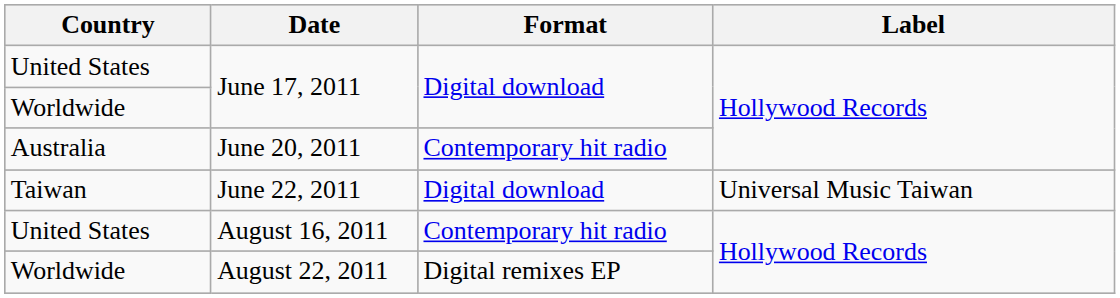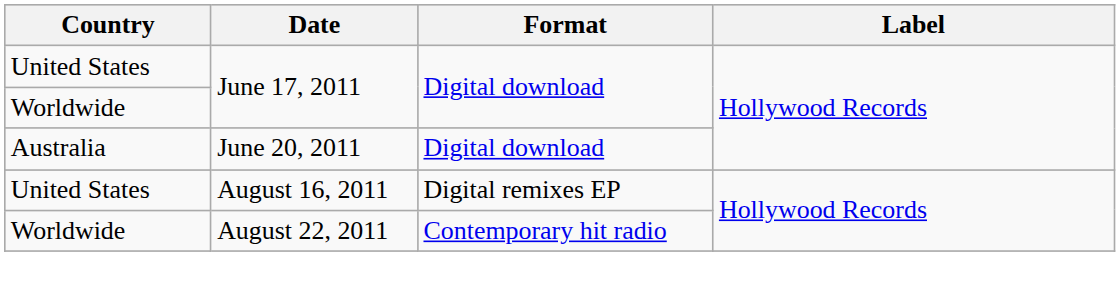(545, 148) Contemporary hit radio -> (514, 148) Digital download
- row: (49, 189)
(545, 230) Contemporary hit radio -> (522, 189) Digital remixes EP
(522, 271) Digital remixes EP -> (545, 230) Contemporary hit radio
